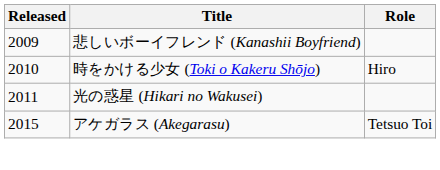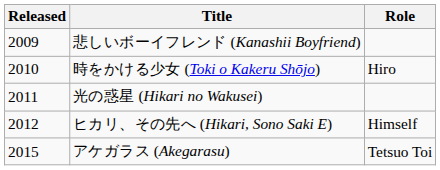+ row: (203, 123)
